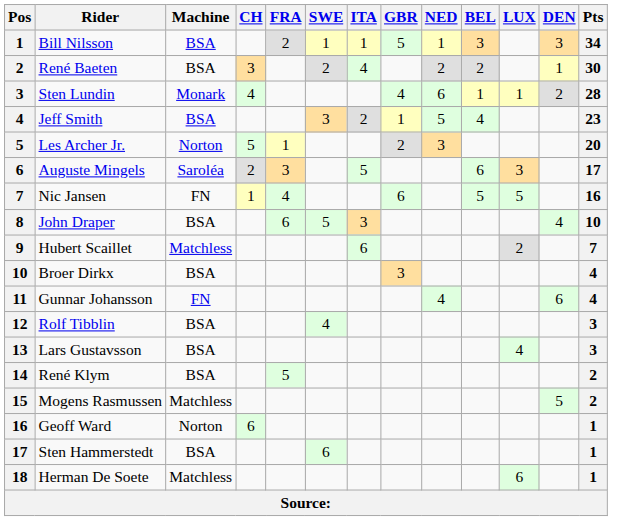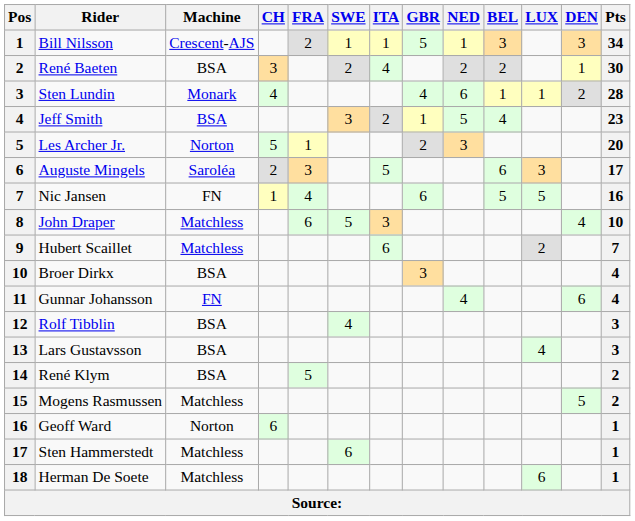(201, 43) BSA -> (212, 43) Crescent-AJS
(201, 221) BSA -> (212, 221) Matchless
(201, 452) BSA -> (212, 452) Matchless
